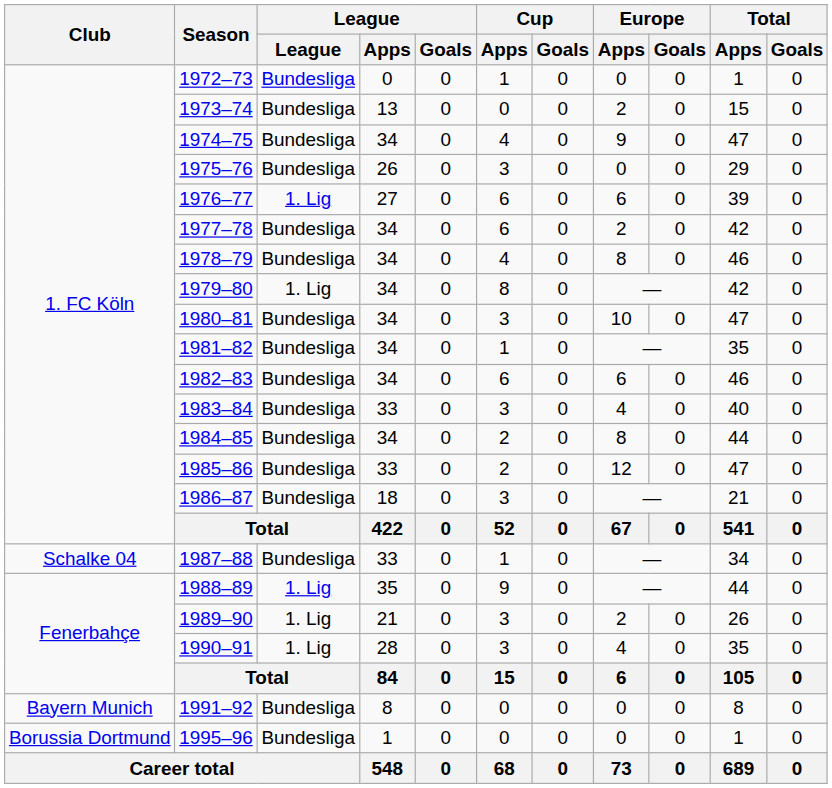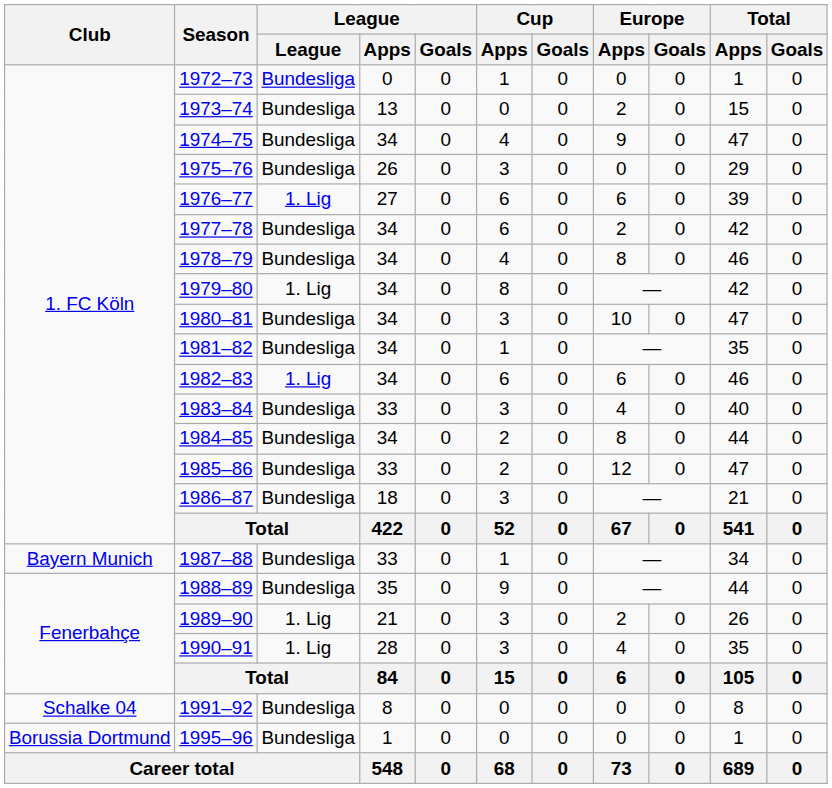(308, 378) Bundesliga -> (308, 378) 1. Lig
(90, 558) Schalke 04 -> (90, 558) Bayern Munich
(308, 588) 1. Lig -> (308, 588) Bundesliga
(90, 708) Bayern Munich -> (90, 708) Schalke 04
